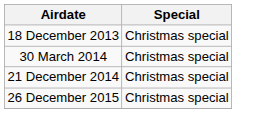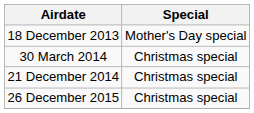(177, 35) Christmas special -> (186, 35) Mother's Day special
